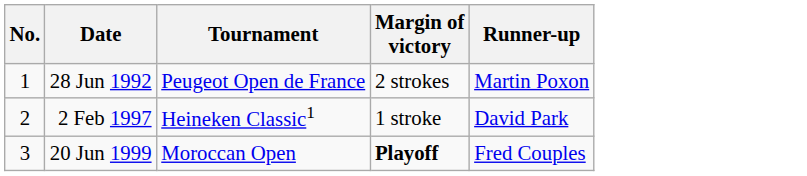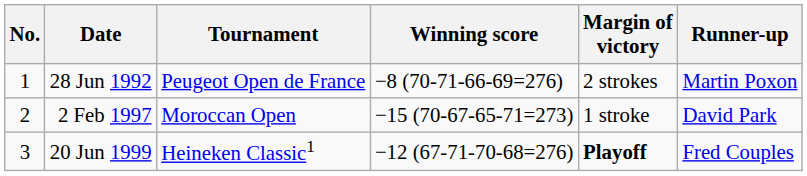+ column: (474, 34)
(238, 117) Heineken Classic1 -> (229, 115) Moroccan Open
(229, 153) Moroccan Open -> (238, 151) Heineken Classic1
